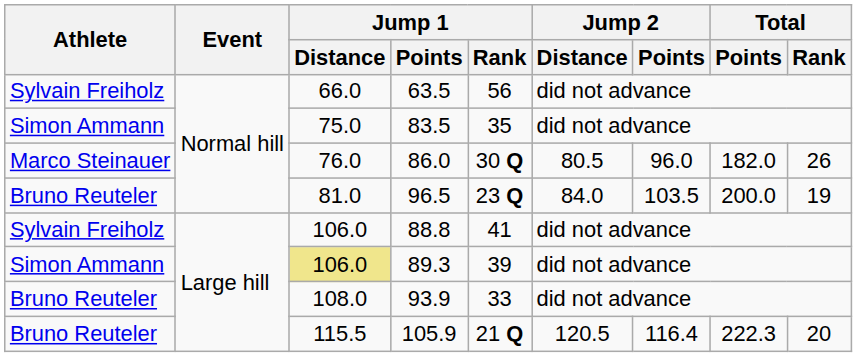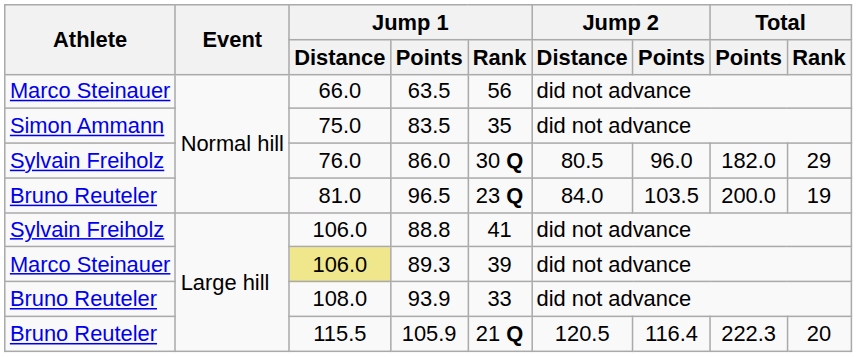(87, 92) Sylvain Freiholz -> (90, 92) Marco Steinauer
(90, 161) Marco Steinauer -> (87, 161) Sylvain Freiholz
(819, 161) 26 -> (819, 161) 29
(87, 265) Simon Ammann -> (90, 265) Marco Steinauer
